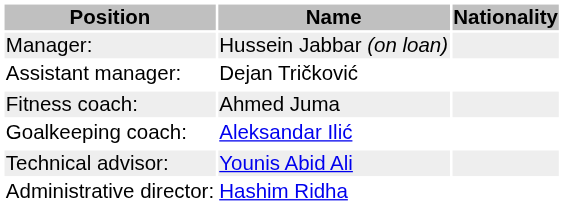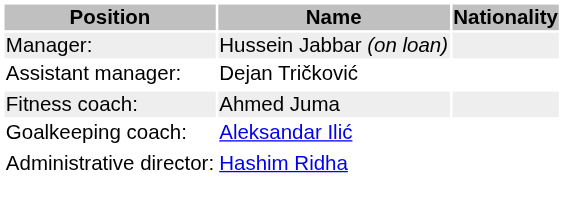- row: (87, 163)
